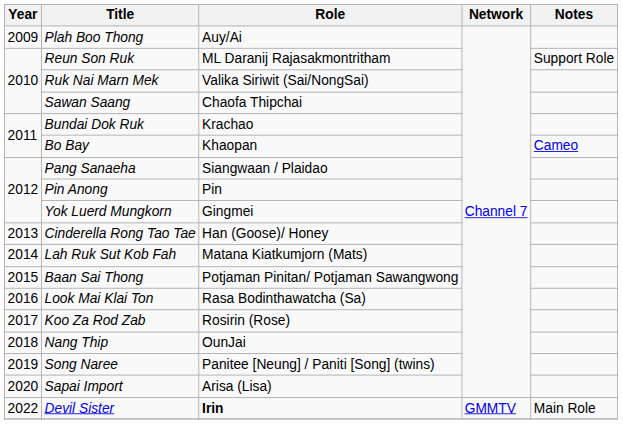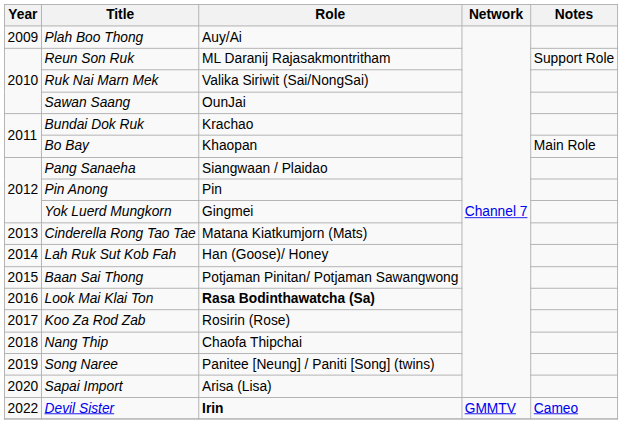(252, 102) Chaofa Thipchai -> (224, 102) OunJai
(556, 146) Cameo -> (565, 146) Main Role
(265, 233) Han (Goose)/ Honey -> (285, 233) Matana Kiatkumjorn (Mats)
(285, 255) Matana Kiatkumjorn (Mats) -> (265, 255) Han (Goose)/ Honey
(284, 299) normal -> (289, 299) bold
(224, 342) OunJai -> (252, 342) Chaofa Thipchai
(565, 408) Main Role -> (556, 408) Cameo
